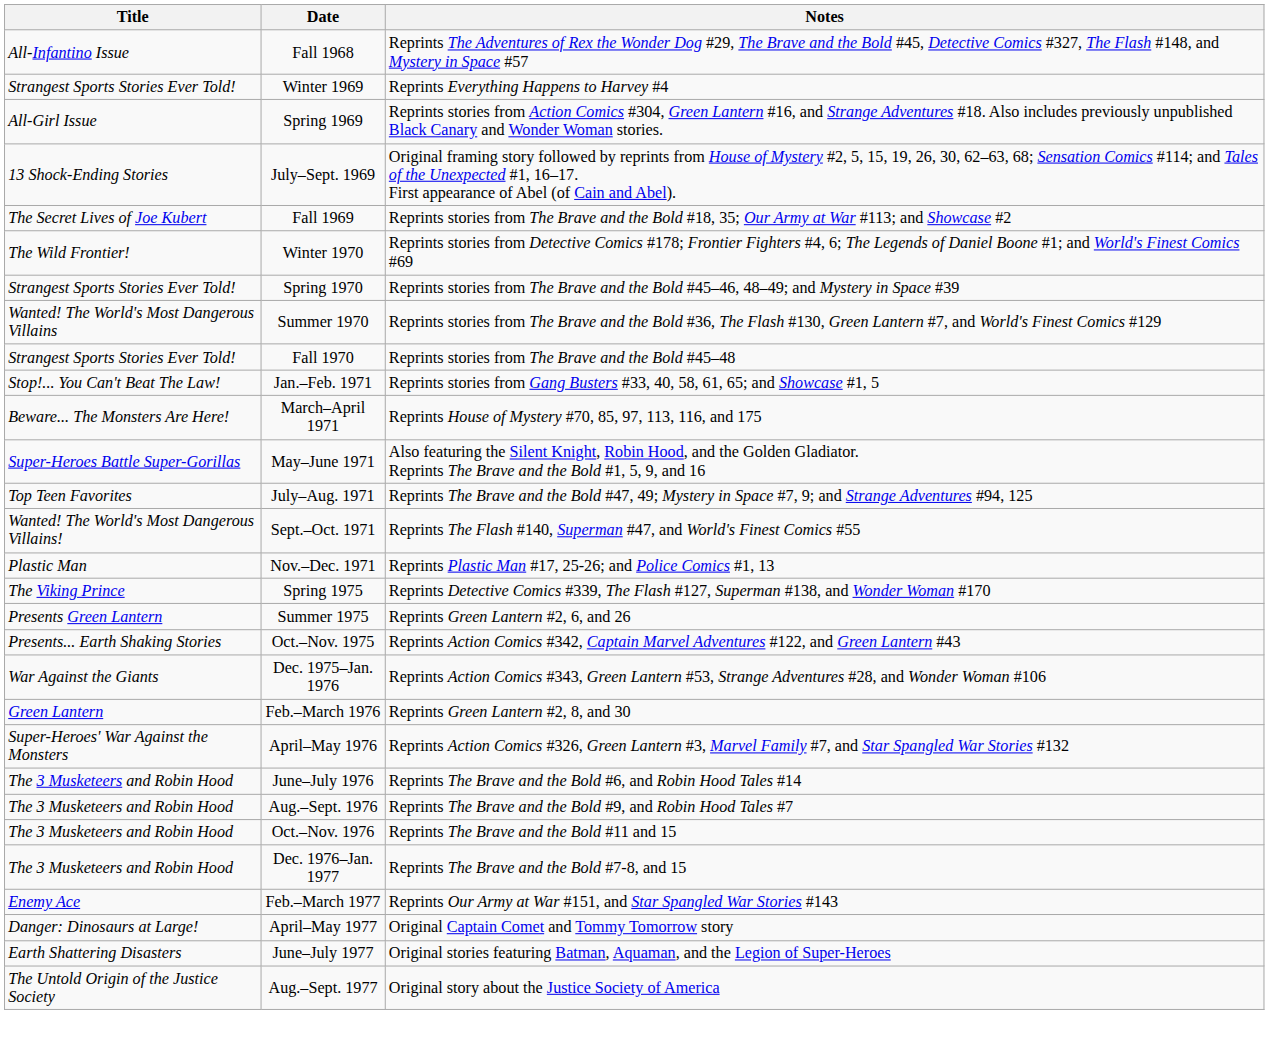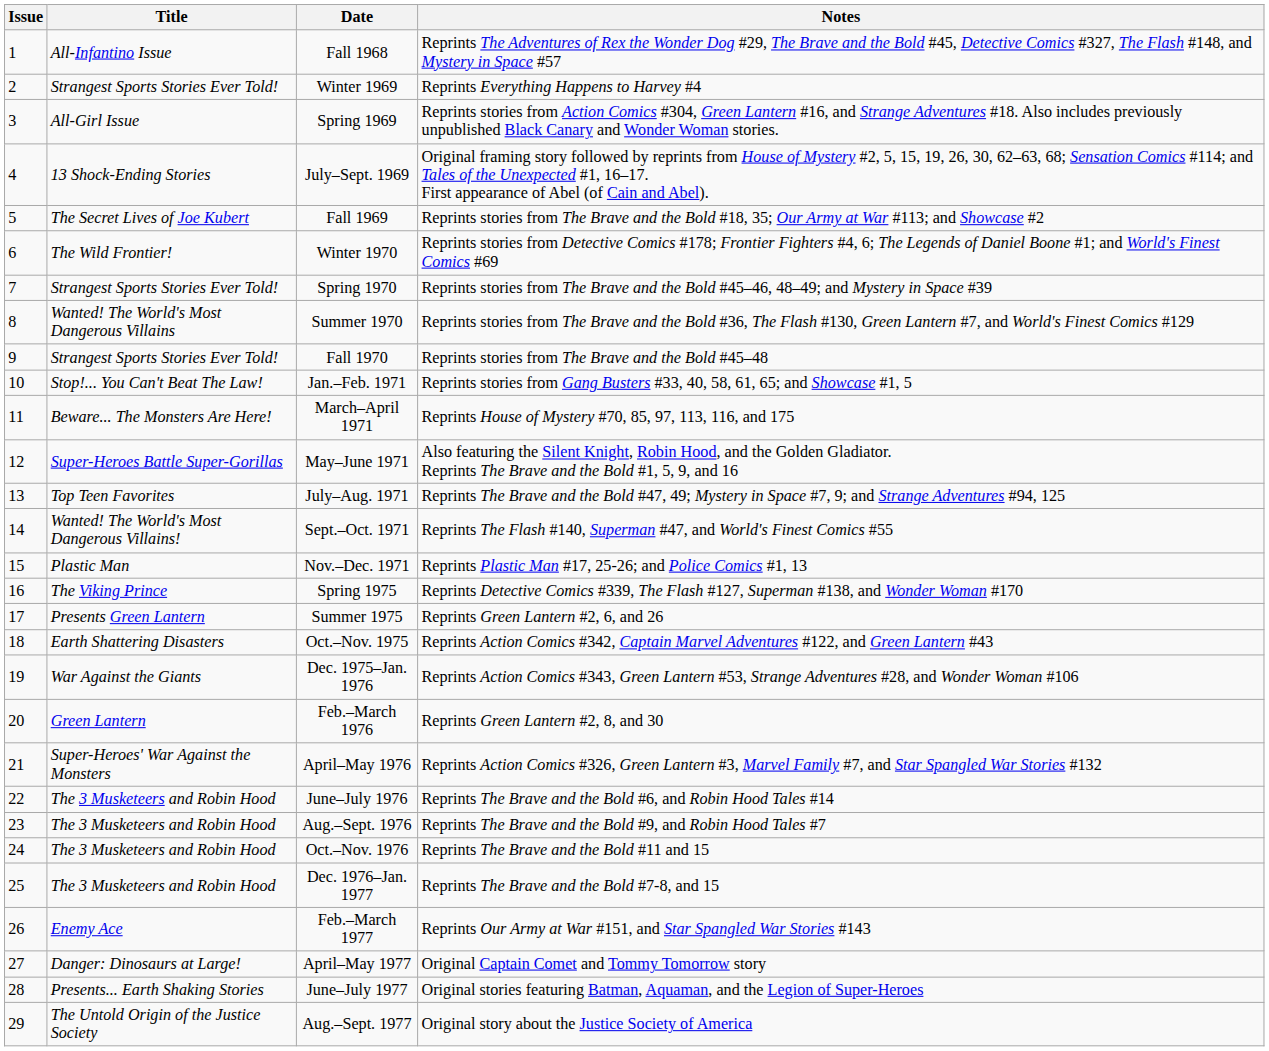+ column: (26, 17)
(115, 642) Presents... Earth Shaking Stories -> (137, 642) Earth Shattering Disasters
(95, 953) Earth Shattering Disasters -> (157, 989) Presents... Earth Shaking Stories
